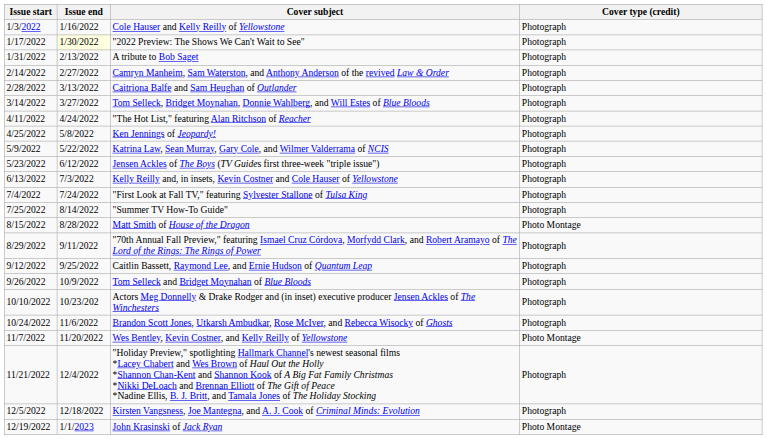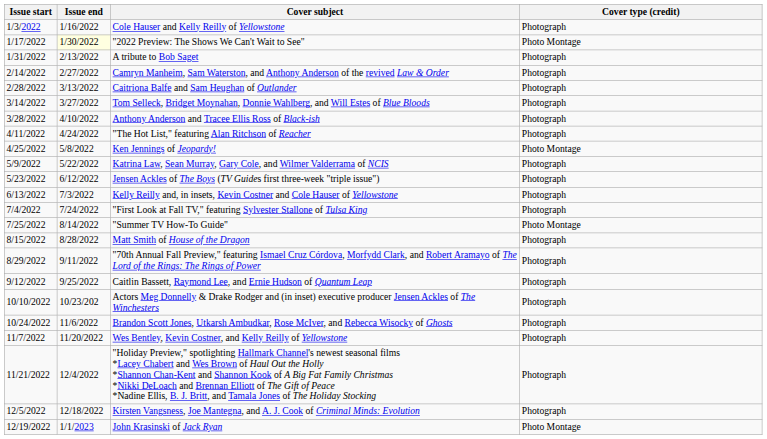(544, 42) Photograph -> (551, 42) Photo Montage
+ row: (216, 118)
(544, 133) Photograph -> (551, 149) Photo Montage
(544, 210) Photograph -> (551, 225) Photo Montage
(551, 225) Photo Montage -> (544, 240) Photograph
- row: (212, 281)
(551, 338) Photo Montage -> (544, 338) Photograph
